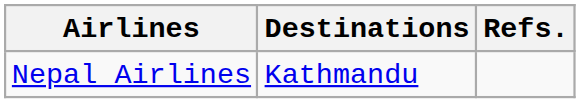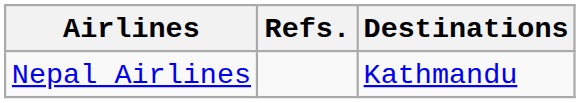columns swapped: (367, 28) <-> (526, 28)
